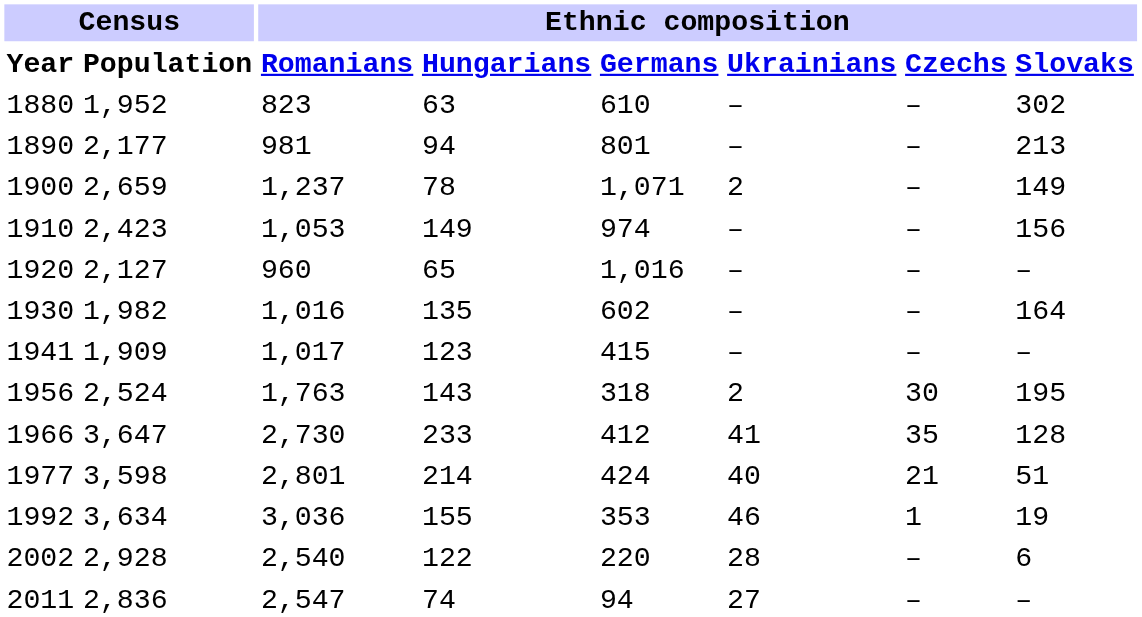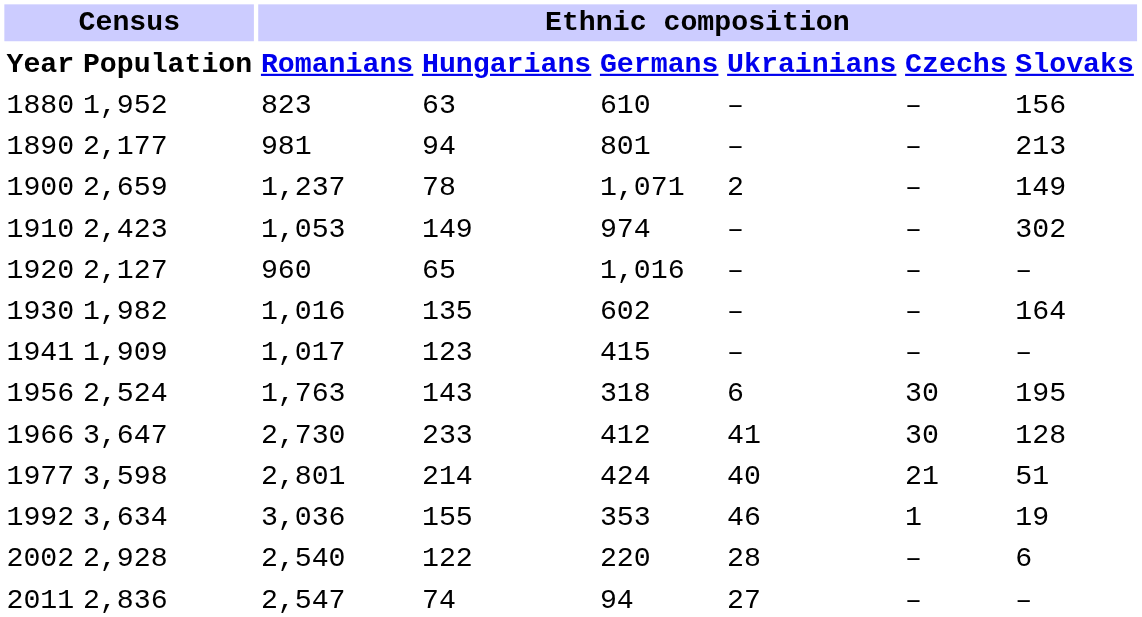(1041, 105) 302 -> (1041, 105) 156
(1041, 229) 156 -> (1041, 229) 302
(736, 394) 2 -> (736, 394) 6
(922, 435) 35 -> (922, 435) 30
